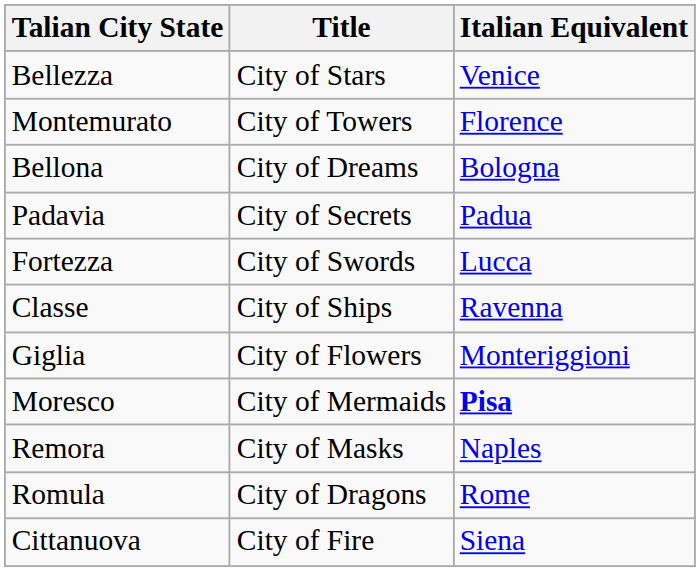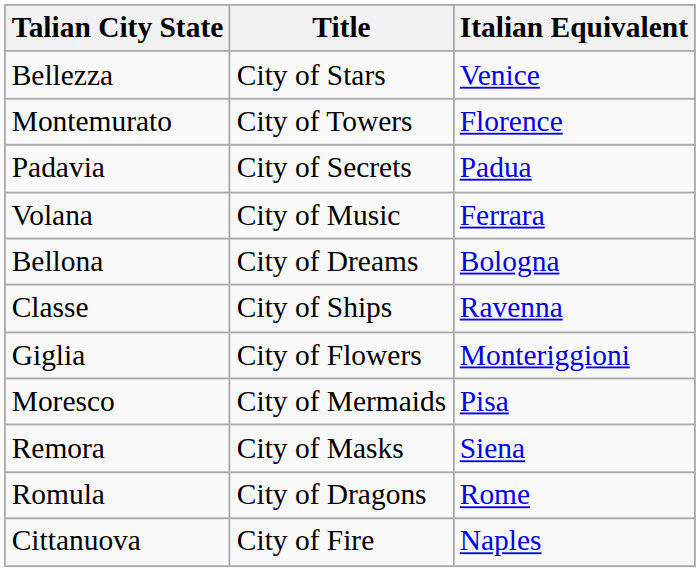rows swapped: (58, 214) <-> (57, 167)
+ row: (52, 214)
- row: (62, 261)
(486, 401) bold -> (484, 401) normal
(501, 448) Naples -> (492, 448) Siena
(492, 541) Siena -> (501, 541) Naples
